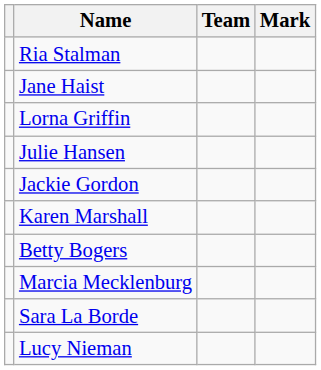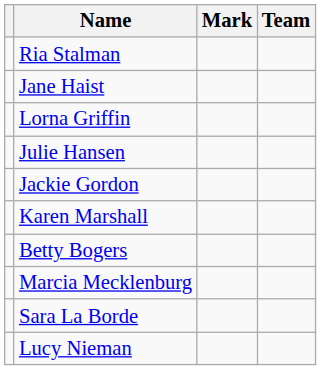columns swapped: (226, 20) <-> (285, 20)
